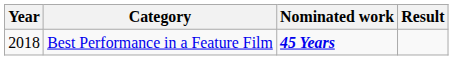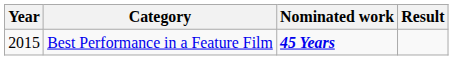(24, 42) 2018 -> (24, 42) 2015
